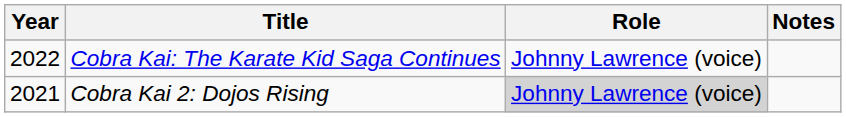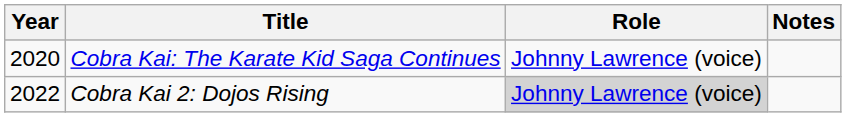(35, 58) 2022 -> (35, 58) 2020
(35, 93) 2021 -> (35, 93) 2022
